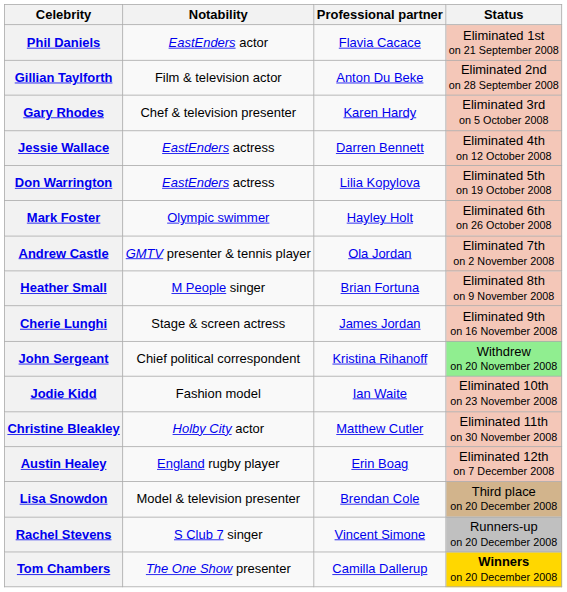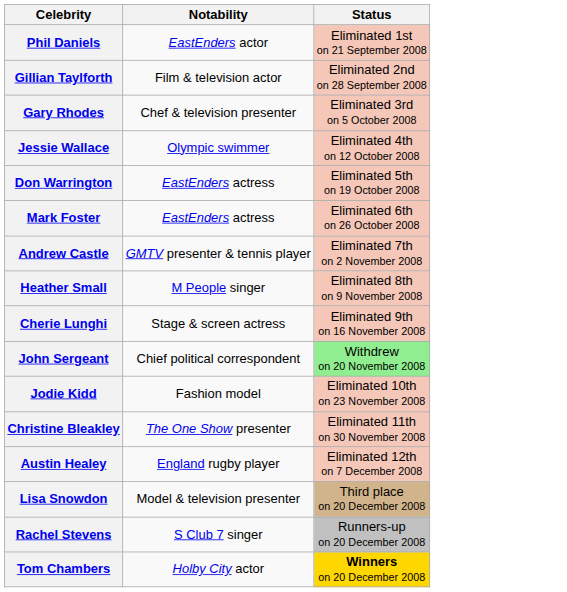- column: (380, 14)
(218, 148) EastEnders actress -> (218, 148) Olympic swimmer
(218, 218) Olympic swimmer -> (218, 218) EastEnders actress
(218, 429) Holby City actor -> (218, 429) The One Show presenter
(218, 569) The One Show presenter -> (218, 569) Holby City actor
